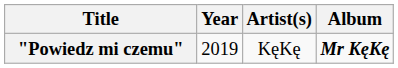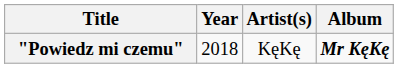(220, 48) 2019 -> (220, 48) 2018
